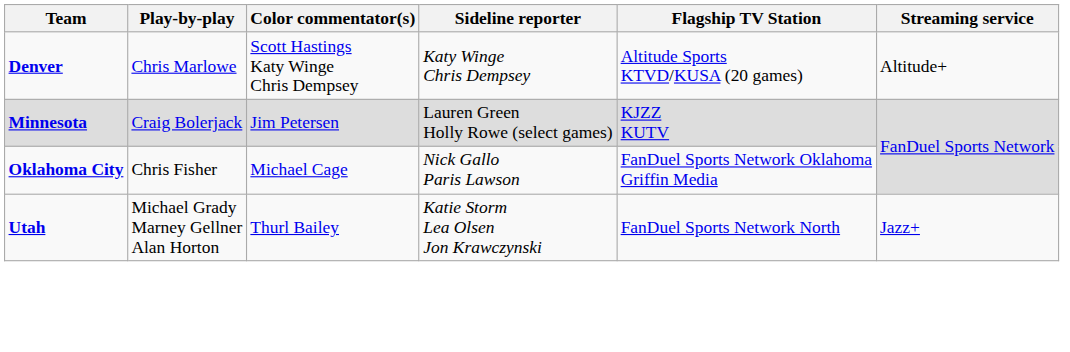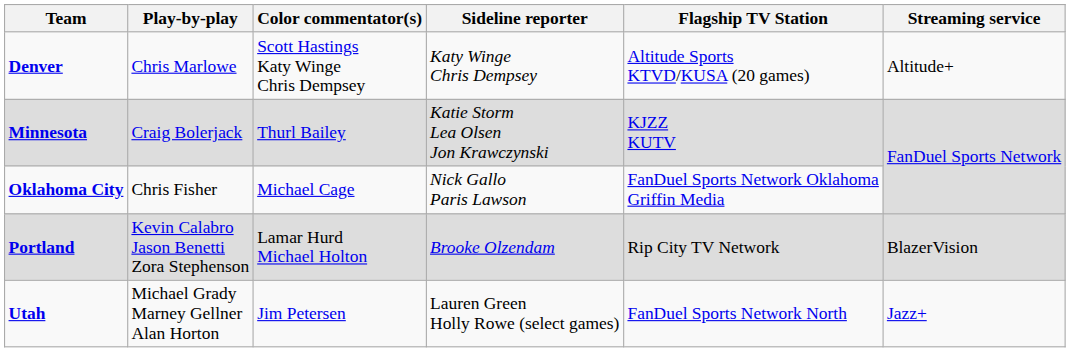(295, 122) Jim Petersen -> (301, 132) Thurl Bailey
(518, 122) Lauren Green Holly Rowe (select games) -> (489, 132) Katie Storm Lea Olsen Jon Krawczynski
+ row: (42, 246)
(295, 227) Thurl Bailey -> (301, 313) Jim Petersen
(483, 227) Katie Storm Lea Olsen Jon Krawczynski -> (525, 313) Lauren Green Holly Rowe (select games)
